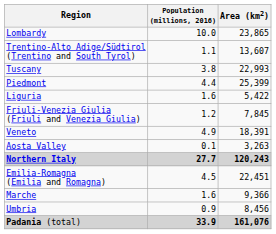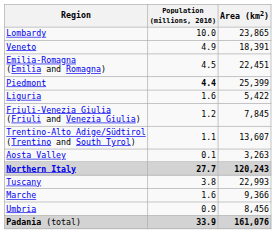rows swapped: (21, 133) <-> (76, 52)
rows swapped: (56, 178) <-> (24, 70)
(209, 84) normal -> (209, 84) bold
